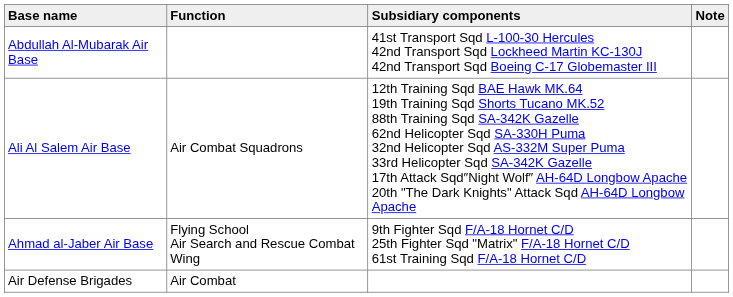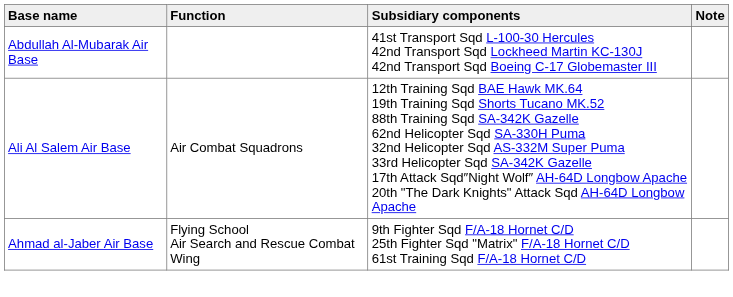- row: (70, 281)
